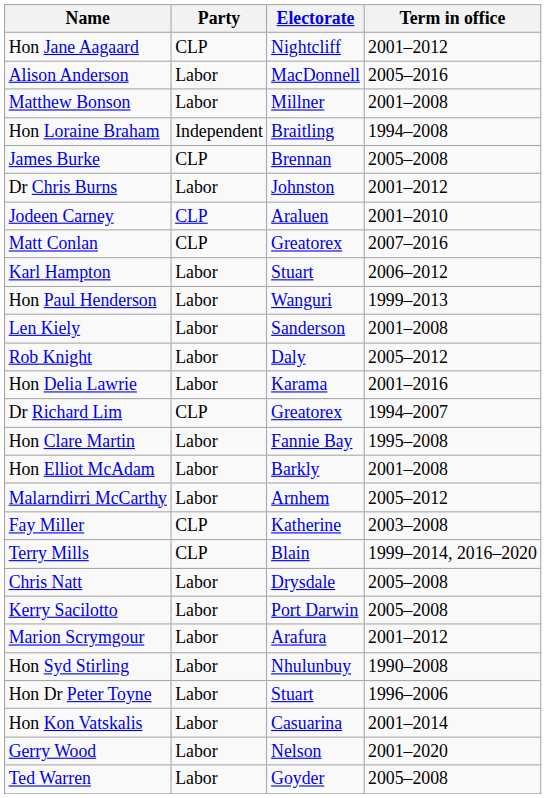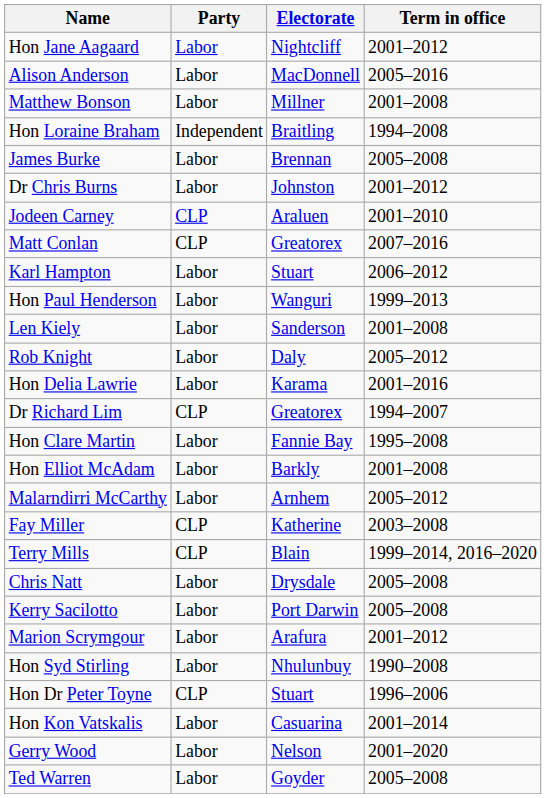(191, 46) CLP -> (196, 46) Labor
(191, 159) CLP -> (196, 159) Labor
(196, 694) Labor -> (191, 694) CLP
